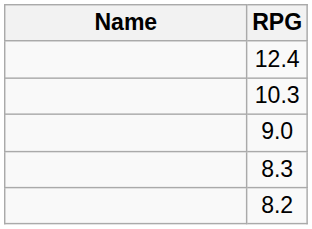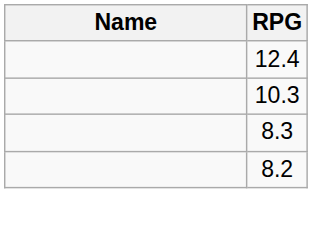- row: (277, 132)
